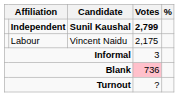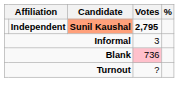(100, 27) no background -> (100, 27) lightsalmon background
(147, 27) 2,799 -> (147, 27) 2,795
- row: (25, 41)
